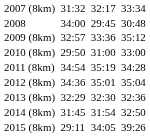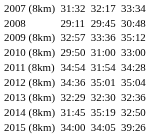(73, 23) 34:00 -> (73, 23) 29:11
(103, 68) 35:19 -> (103, 68) 31:54
(103, 113) 31:54 -> (103, 113) 35:19
(73, 128) 29:11 -> (73, 128) 34:00
